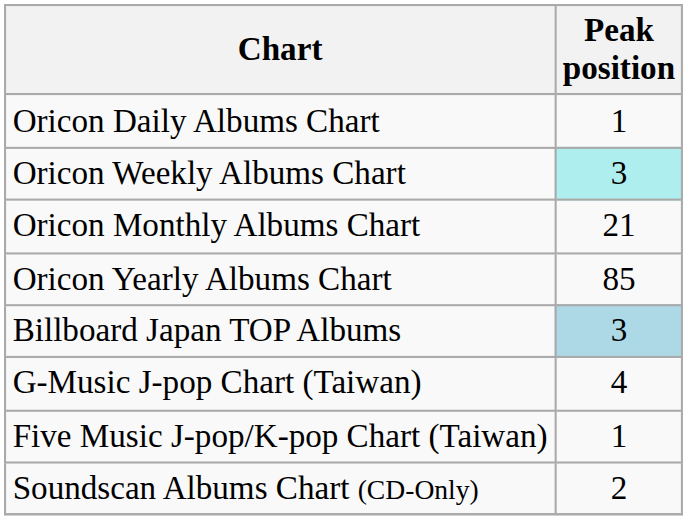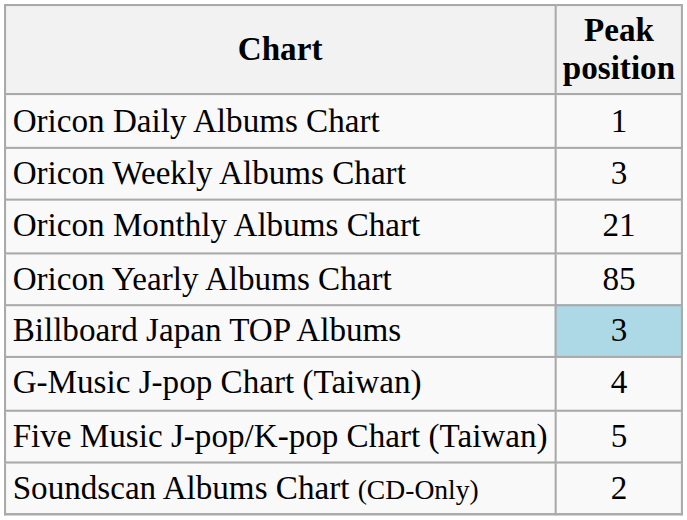(619, 173) paleturquoise background -> (619, 173) no background
(619, 435) 1 -> (619, 435) 5
